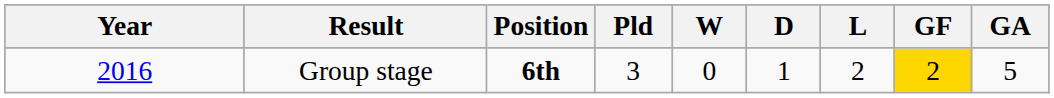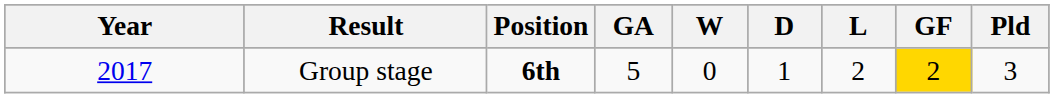columns swapped: (633, 26) <-> (1010, 26)
(125, 69) 2016 -> (125, 69) 2017
